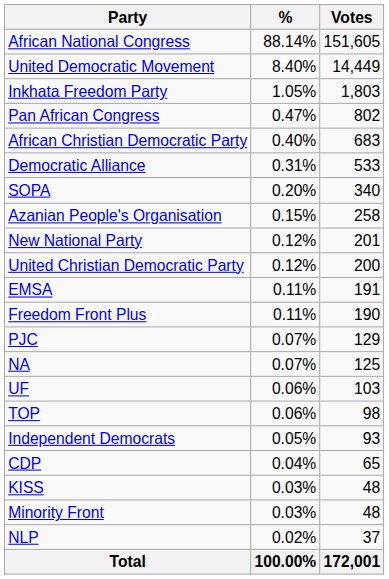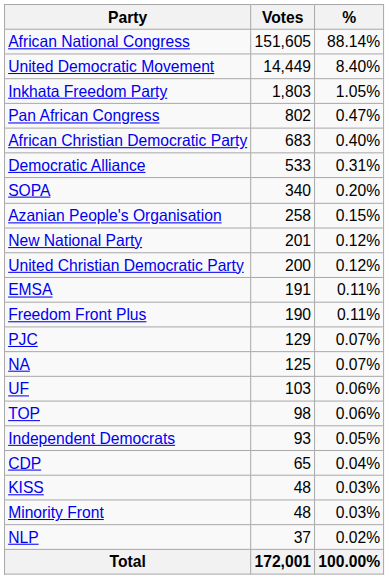columns swapped: (352, 17) <-> (285, 17)
